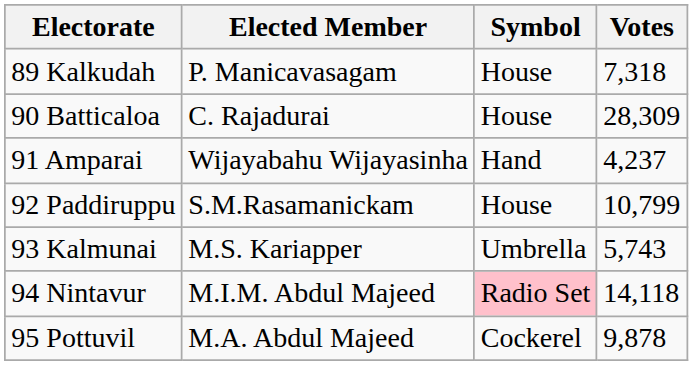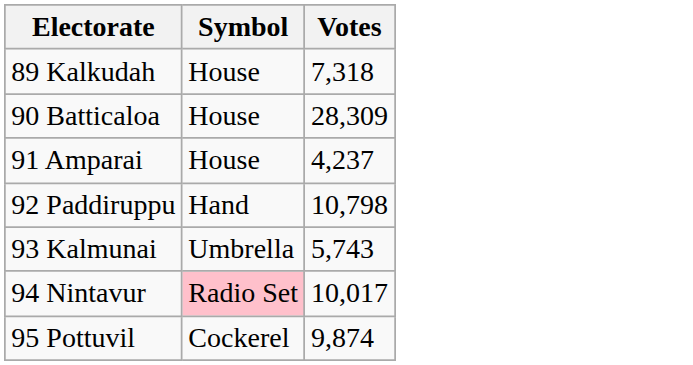- column: (328, 26)
(511, 159) Hand -> (224, 159) House
(517, 204) House -> (219, 204) Hand
(642, 204) 10,799 -> (349, 204) 10,798
(641, 293) 14,118 -> (349, 293) 10,017
(635, 337) 9,878 -> (342, 337) 9,874
